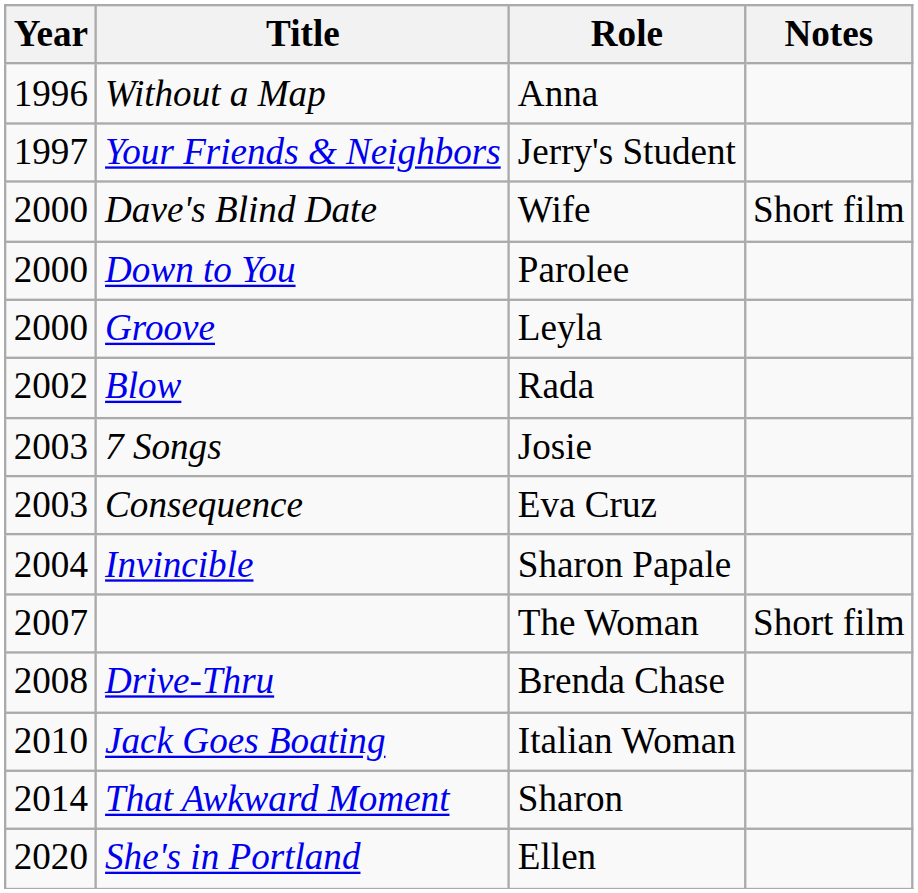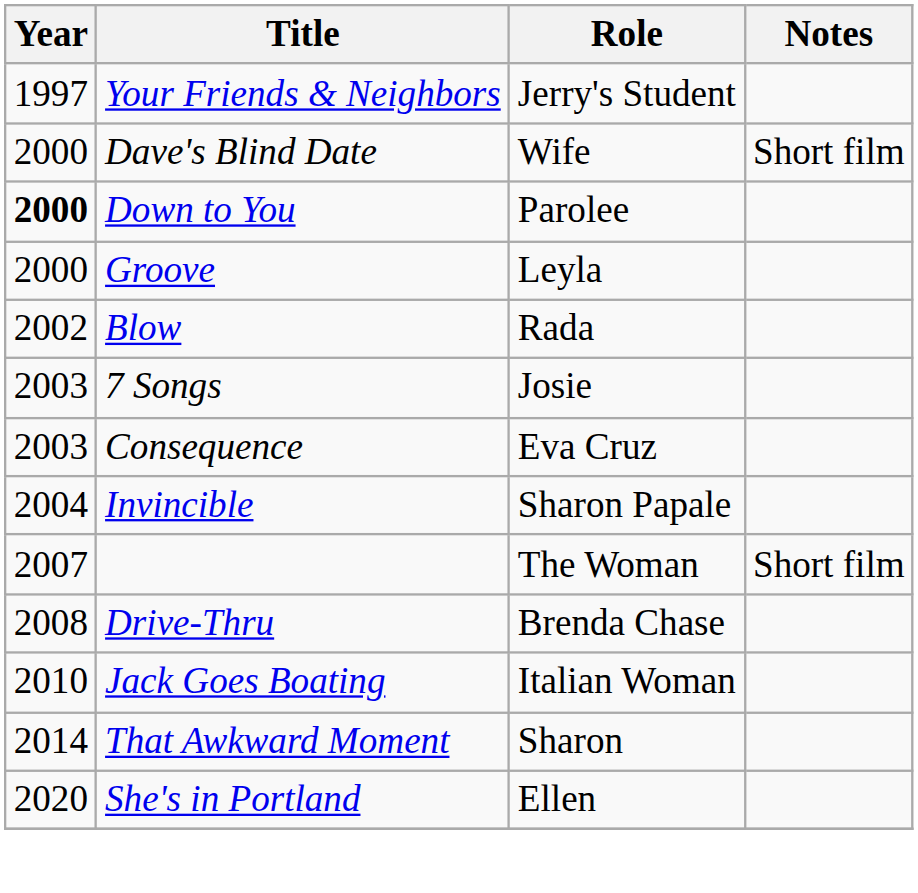- row: (215, 92)
(51, 269) normal -> (51, 210) bold
